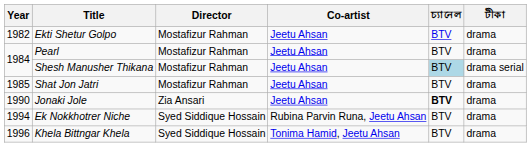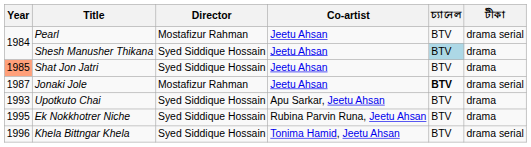- row: (75, 35)
(481, 51) drama -> (495, 35) drama serial
(203, 68) Mostafizur Rahman -> (212, 51) Syed Siddique Hossain
(495, 68) drama serial -> (481, 51) drama
(18, 84) no background -> (18, 68) lightsalmon background
(203, 84) Mostafizur Rahman -> (212, 68) Syed Siddique Hossain
(18, 101) 1990 -> (18, 84) 1987
(181, 101) Zia Ansari -> (203, 84) Mostafizur Rahman
(481, 101) drama -> (495, 84) drama serial
+ row: (68, 101)
(18, 117) 1994 -> (18, 117) 1995
(481, 134) drama -> (495, 134) drama serial
